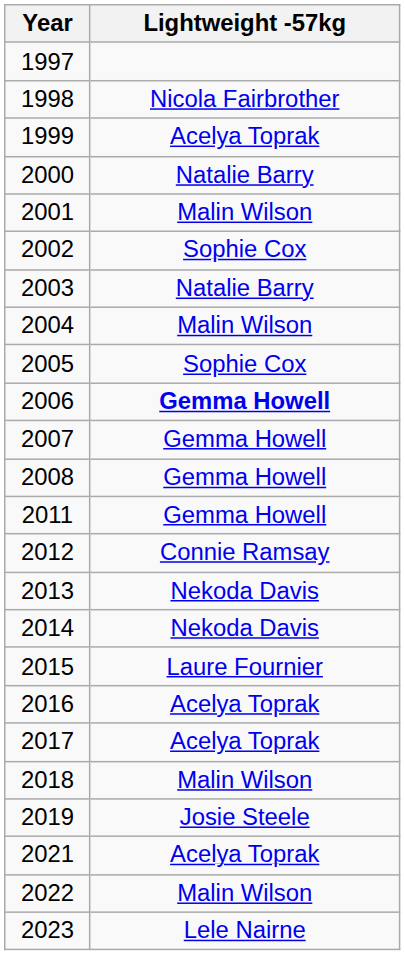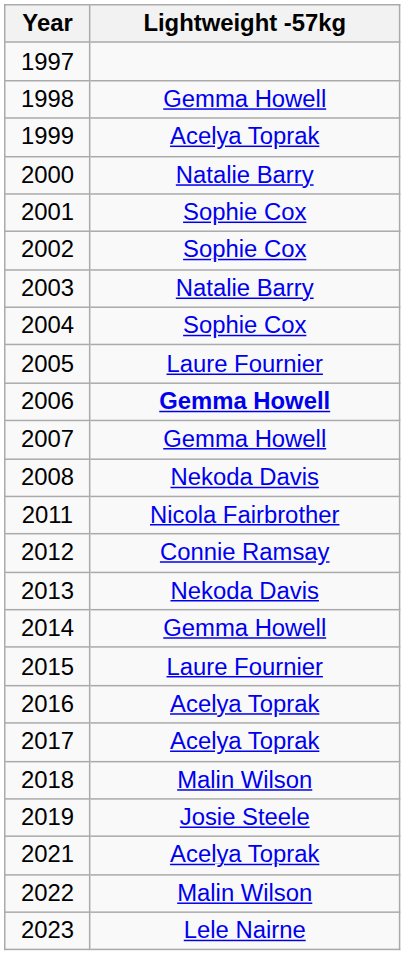(245, 99) Nicola Fairbrother -> (245, 99) Gemma Howell
(245, 212) Malin Wilson -> (245, 212) Sophie Cox
(245, 325) Malin Wilson -> (245, 325) Sophie Cox
(245, 363) Sophie Cox -> (245, 363) Laure Fournier
(245, 477) Gemma Howell -> (245, 477) Nekoda Davis
(245, 514) Gemma Howell -> (245, 514) Nicola Fairbrother
(245, 628) Nekoda Davis -> (245, 628) Gemma Howell
